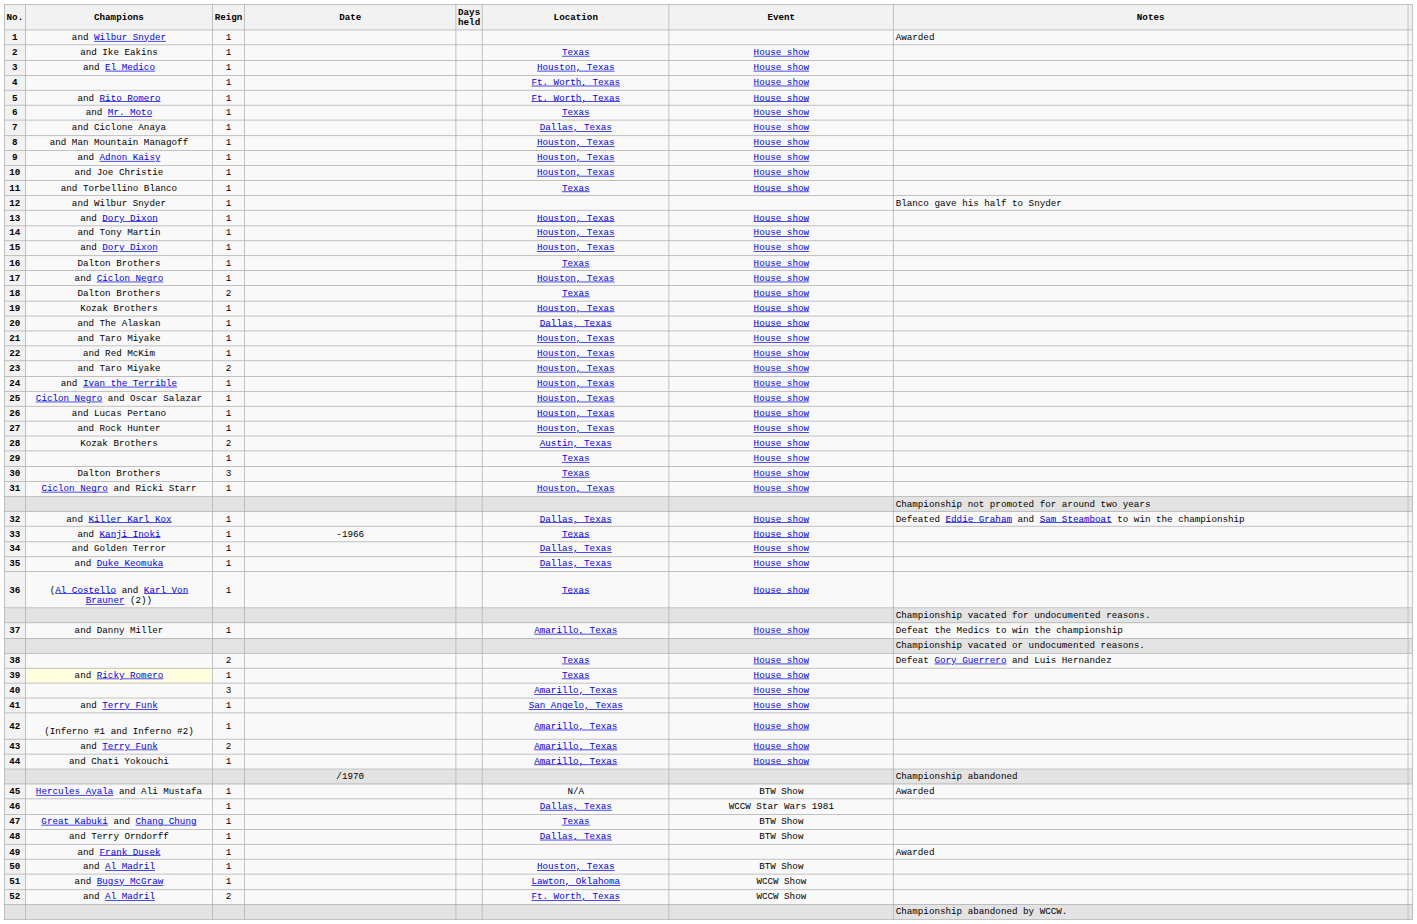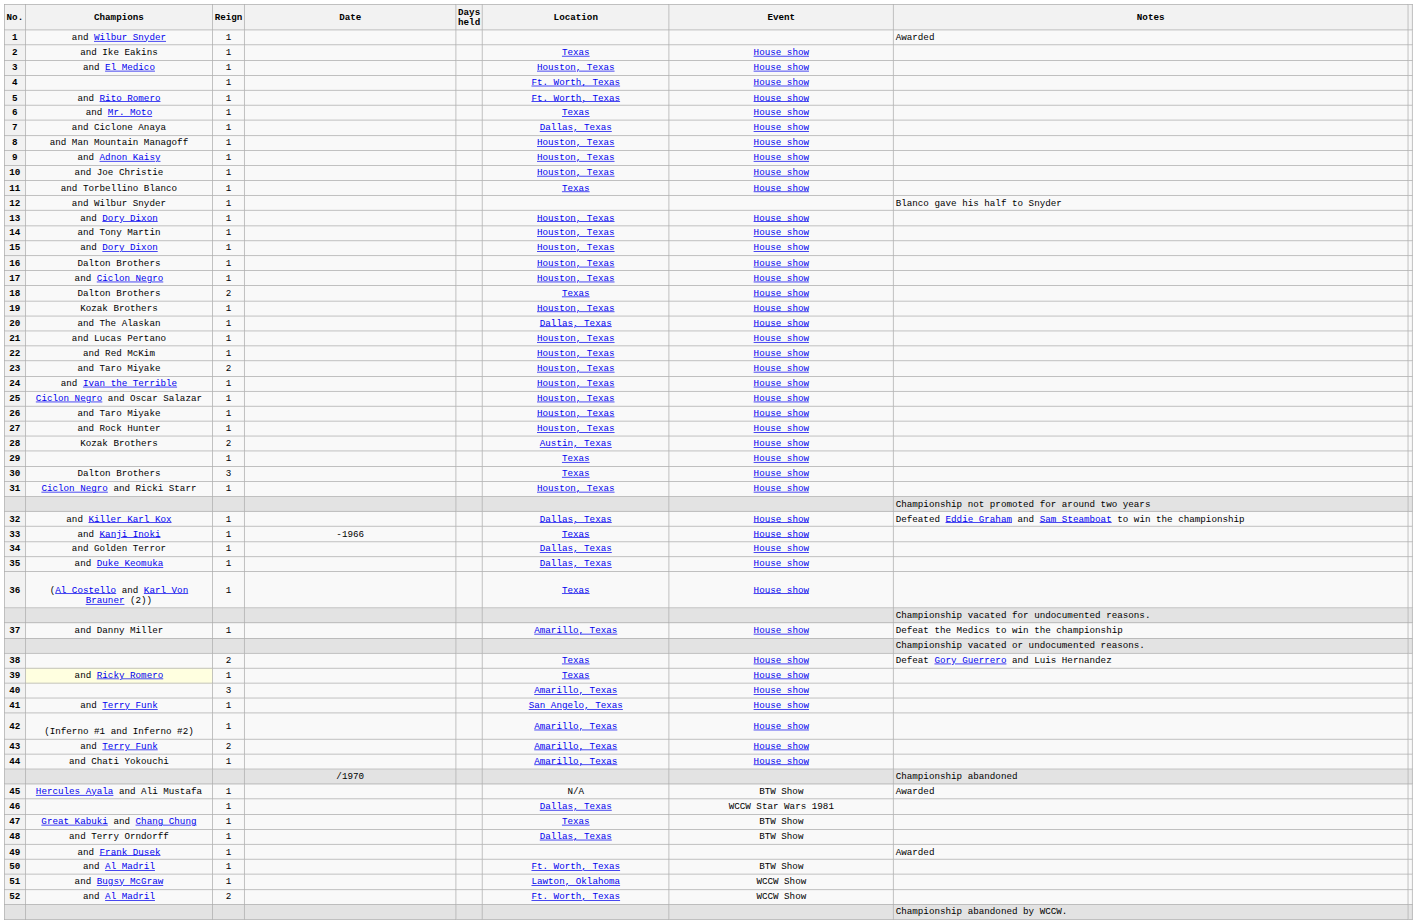(576, 263) Texas -> (576, 263) Houston, Texas
(119, 338) and Taro Miyake -> (119, 338) and Lucas Pertano
(119, 414) and Lucas Pertano -> (119, 414) and Taro Miyake
(576, 867) Houston, Texas -> (576, 867) Ft. Worth, Texas
